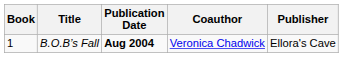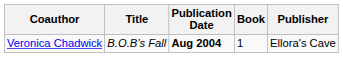columns swapped: (21, 19) <-> (217, 19)
